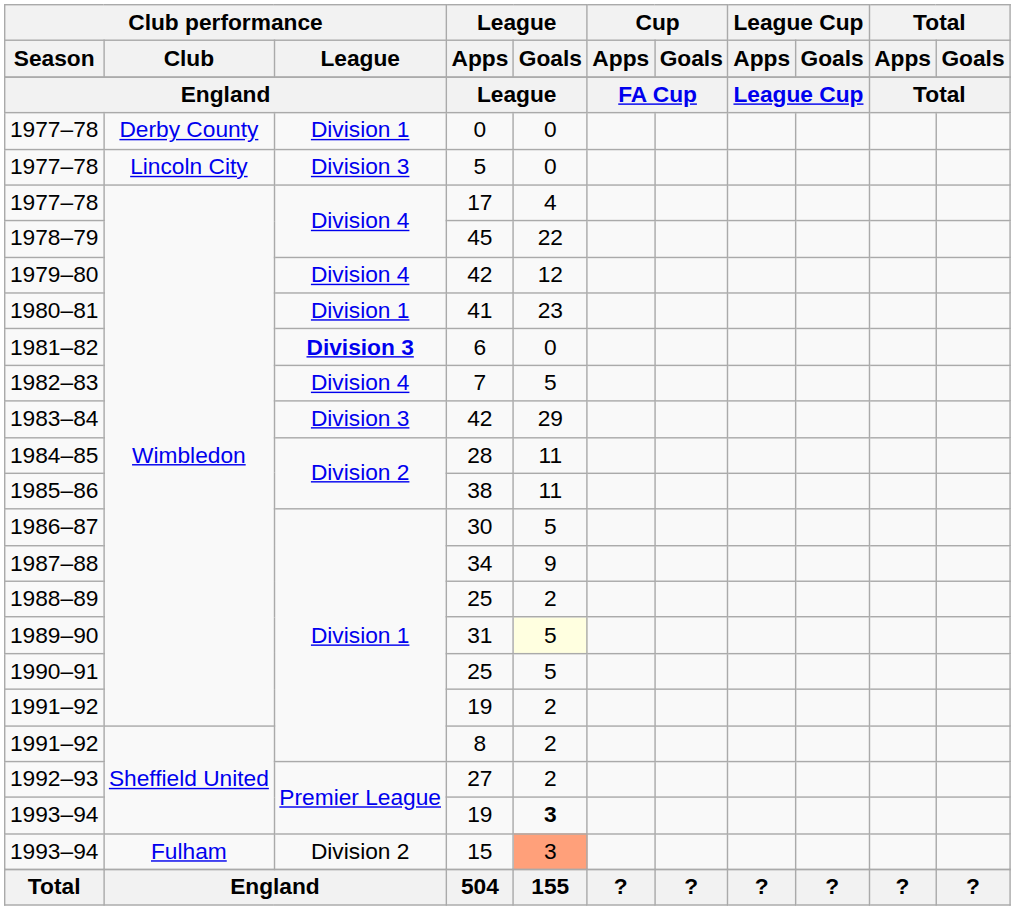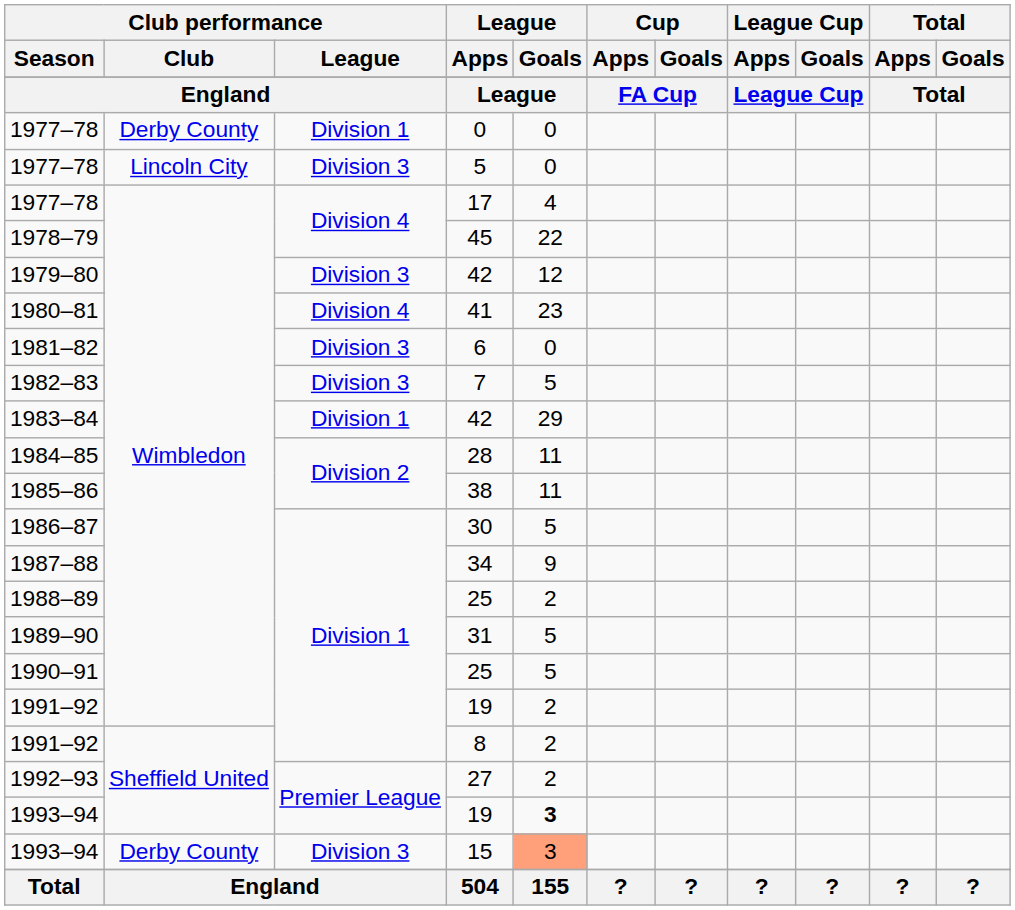(360, 274) Division 4 -> (360, 274) Division 3
(360, 310) Division 1 -> (360, 310) Division 4
(360, 346) bold -> (360, 346) normal
(360, 382) Division 4 -> (360, 382) Division 3
(360, 418) Division 3 -> (360, 418) Division 1
(550, 635) lightyellow background -> (550, 635) no background
(189, 851) Fulham -> (189, 851) Derby County
(360, 851) Division 2 -> (360, 851) Division 3
